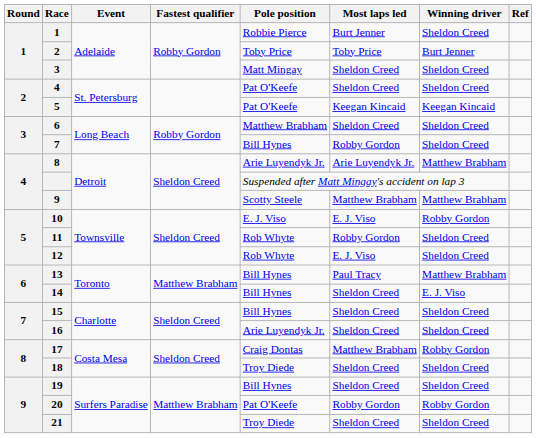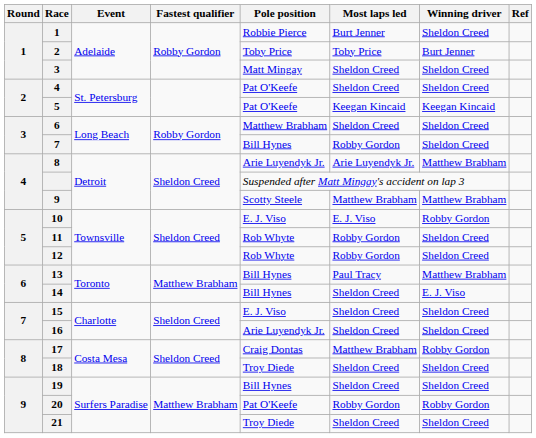(354, 255) E. J. Viso -> (366, 255) Robby Gordon
(267, 311) Bill Hynes -> (264, 311) E. J. Viso
